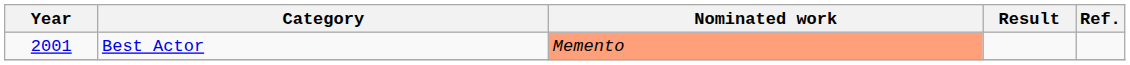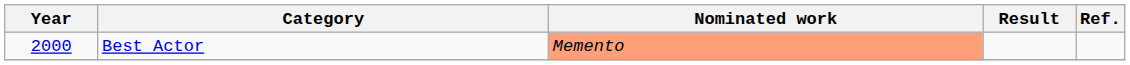(51, 46) 2001 -> (51, 46) 2000
